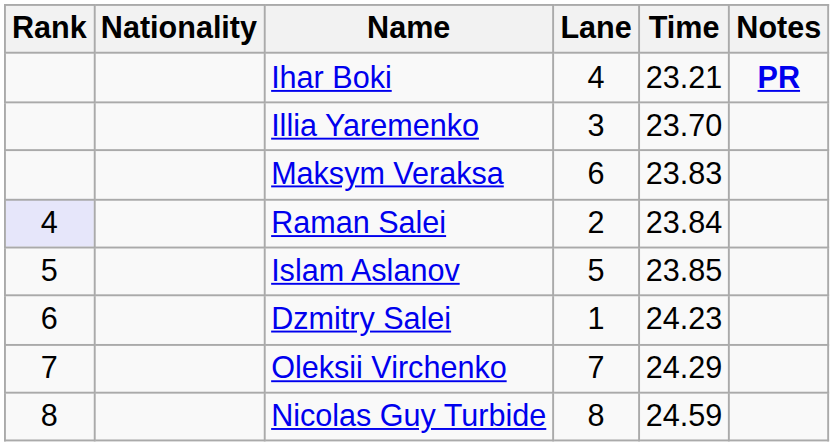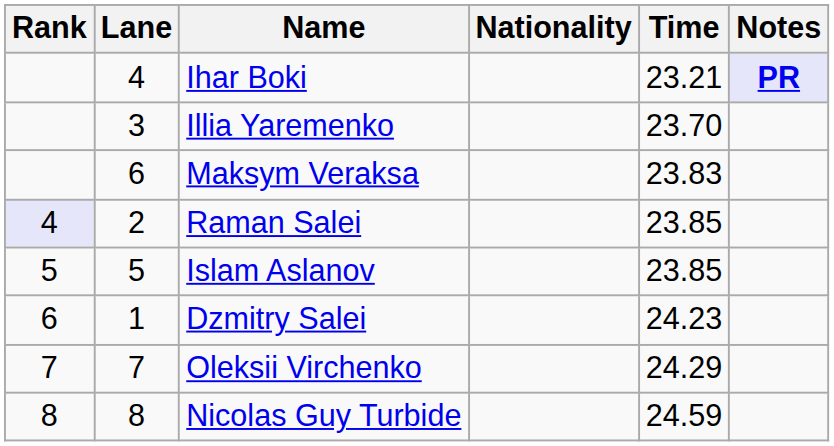columns swapped: (596, 28) <-> (179, 28)
(779, 77) no background -> (779, 77) lavender background
(684, 222) 23.84 -> (684, 222) 23.85
